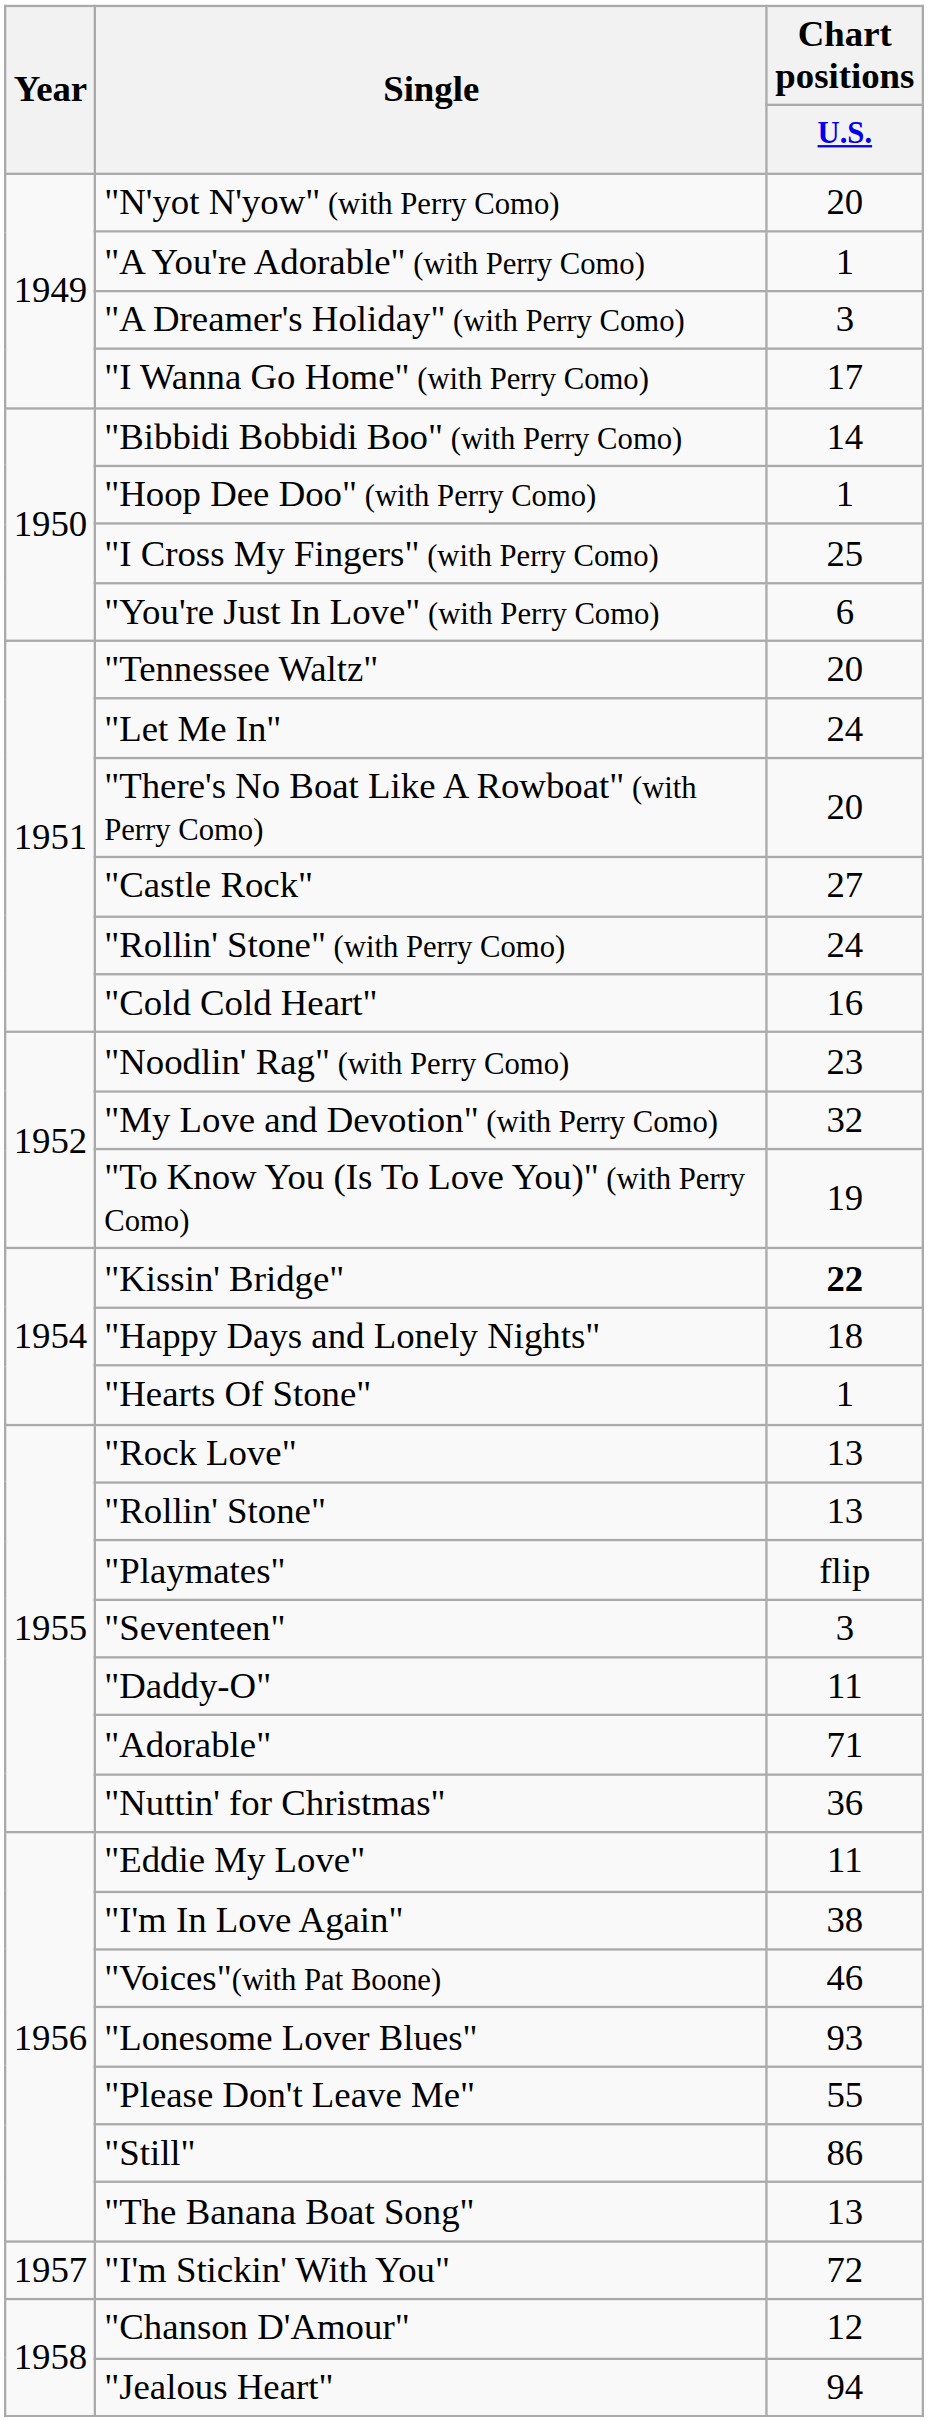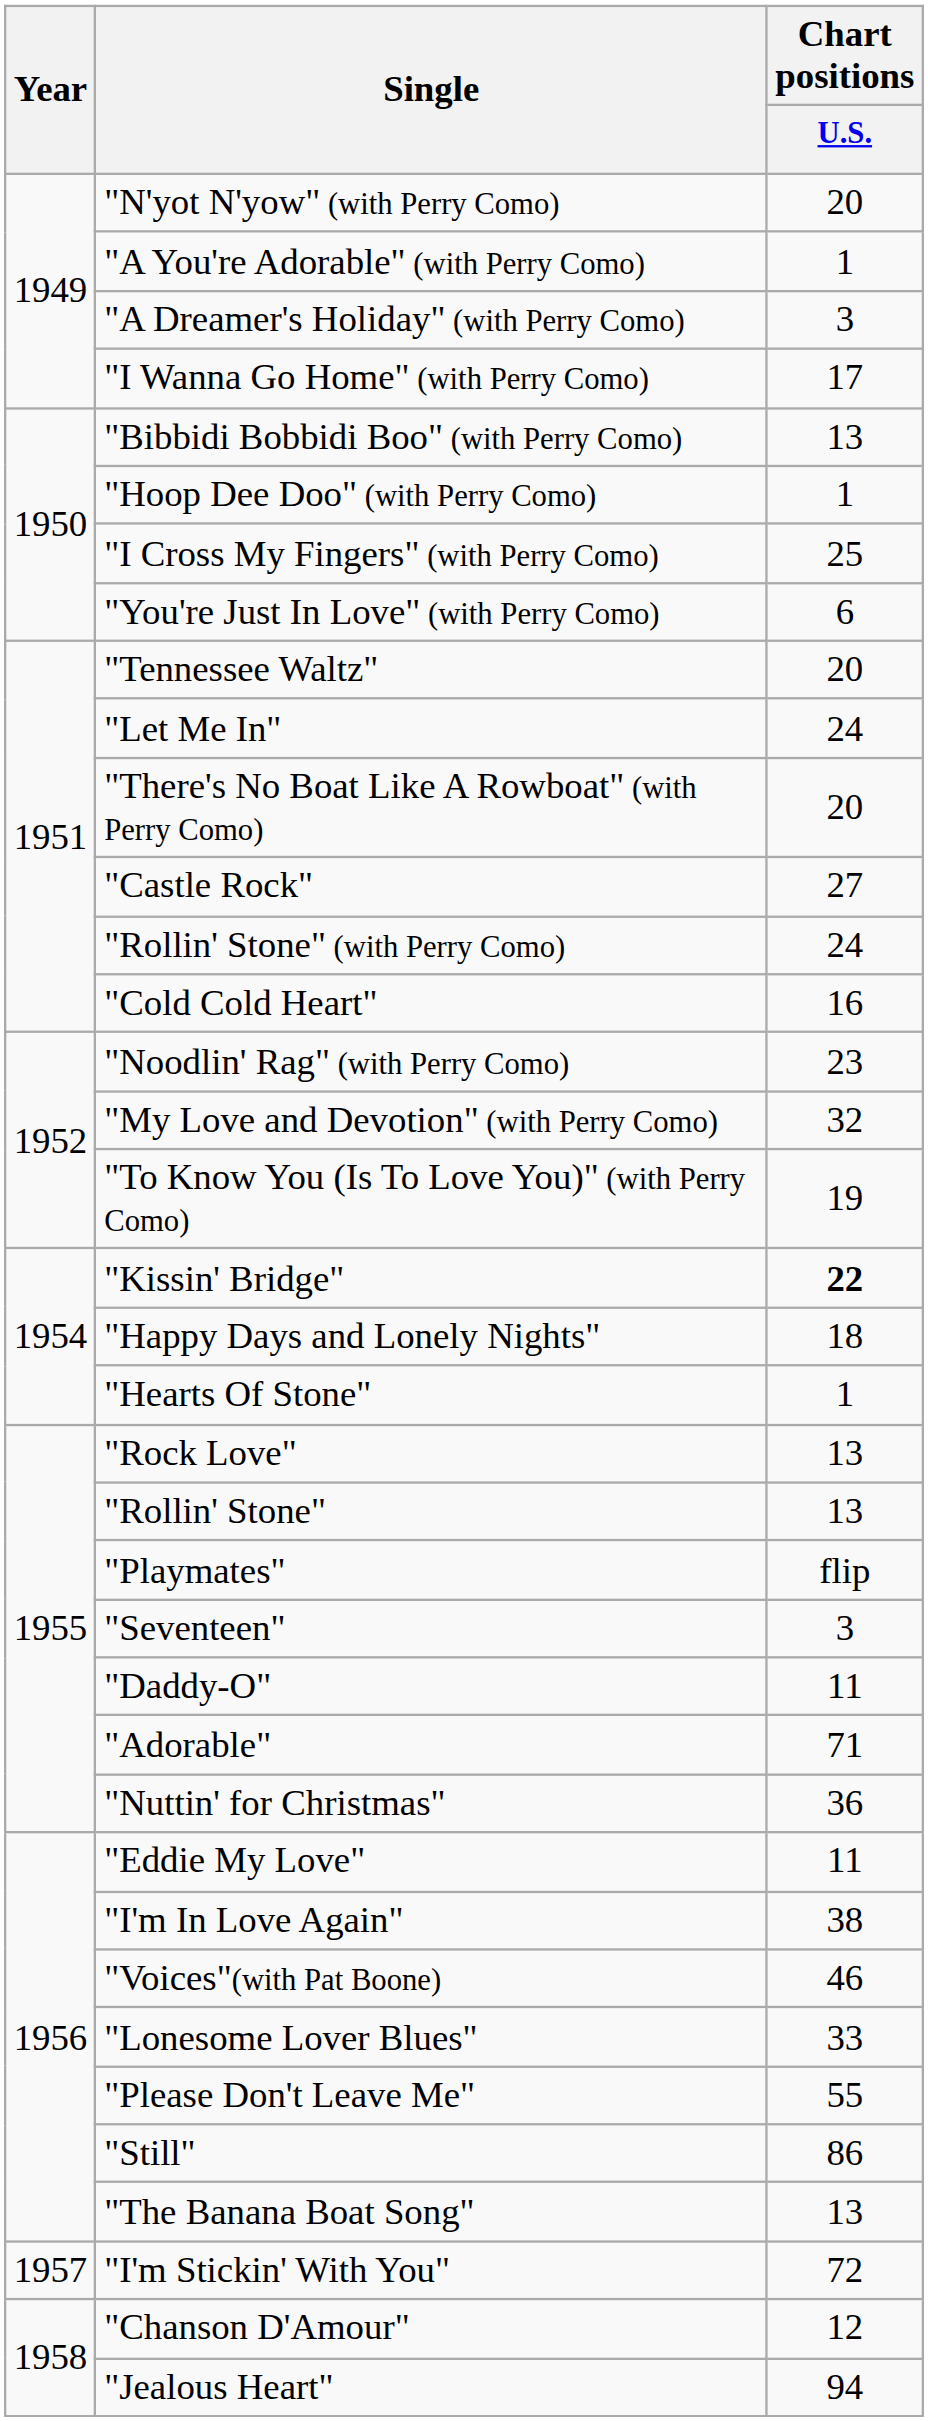(845, 436) 14 -> (845, 436) 13
(845, 2036) 93 -> (845, 2036) 33
